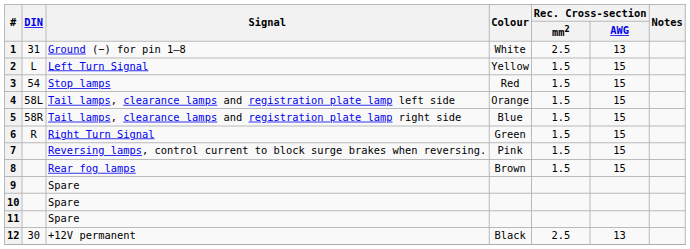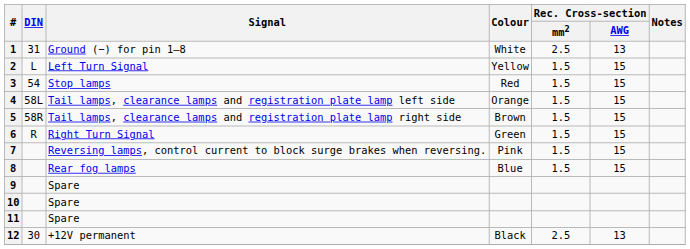(510, 117) Blue -> (510, 117) Brown
(510, 168) Brown -> (510, 168) Blue
